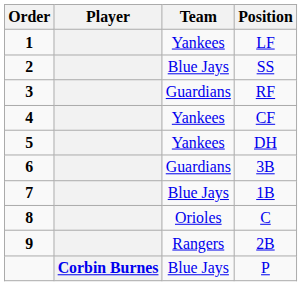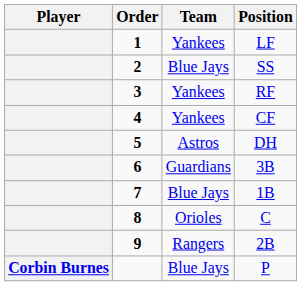columns swapped: (29, 17) <-> (108, 17)
(198, 92) Guardians -> (198, 92) Yankees
(198, 142) Yankees -> (198, 142) Astros
